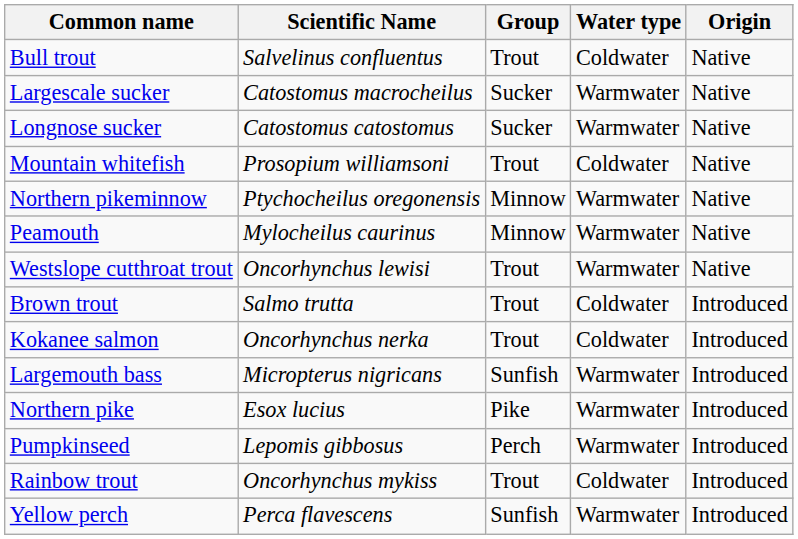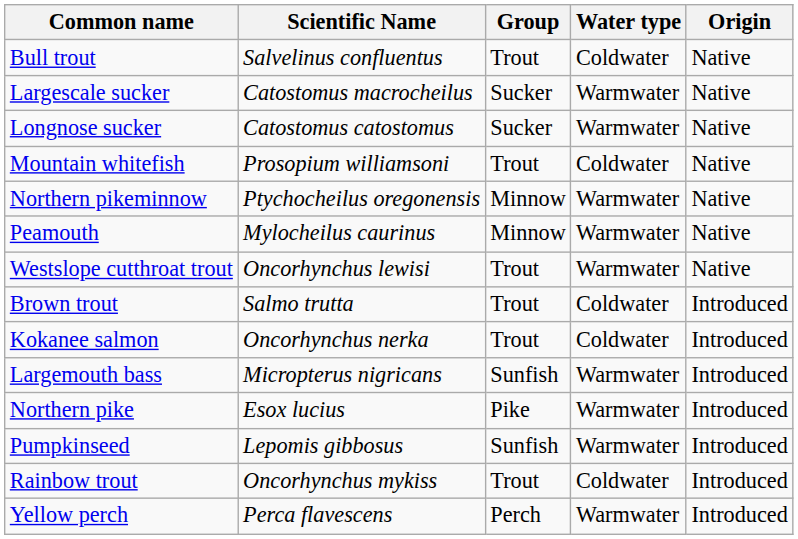(516, 445) Perch -> (524, 445) Sunfish
(524, 515) Sunfish -> (516, 515) Perch
